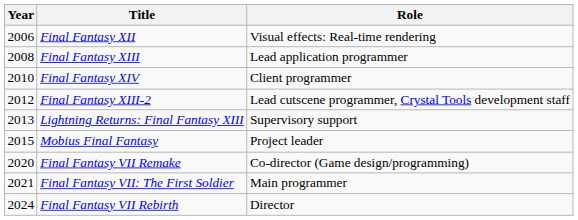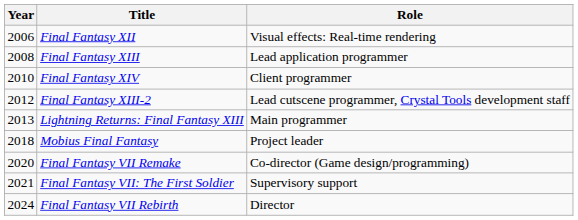(304, 120) Supervisory support -> (298, 120) Main programmer
(21, 141) 2015 -> (21, 141) 2018
(298, 183) Main programmer -> (304, 183) Supervisory support
